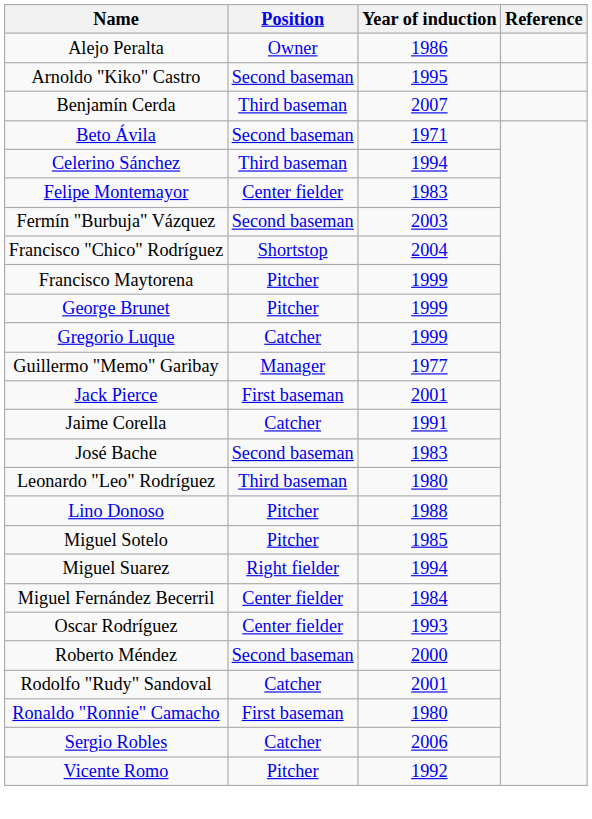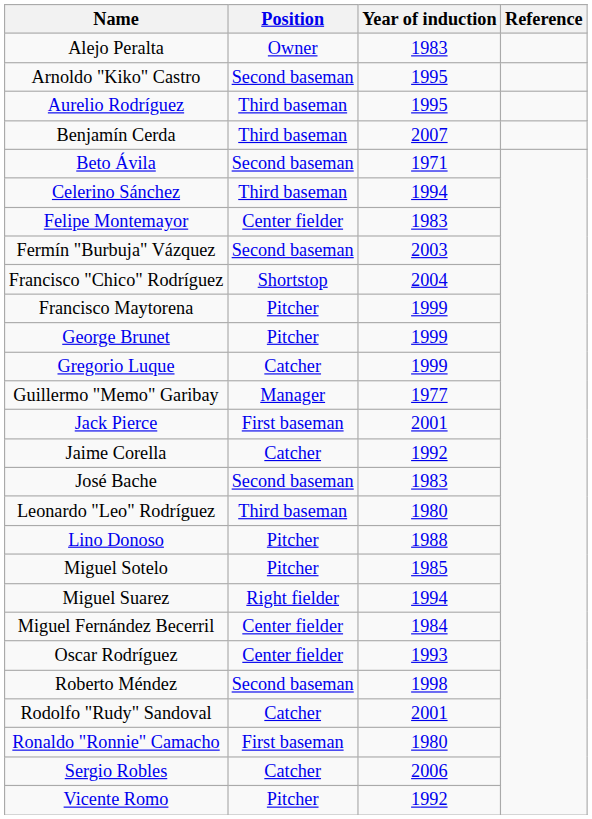(429, 47) 1986 -> (429, 47) 1983
+ row: (116, 105)
(429, 423) 1991 -> (429, 452) 1992
(429, 655) 2000 -> (429, 684) 1998
